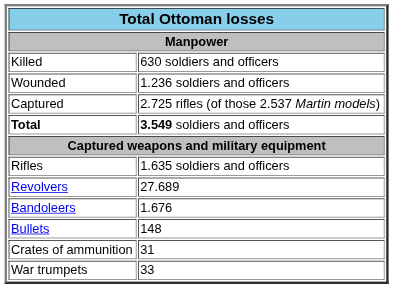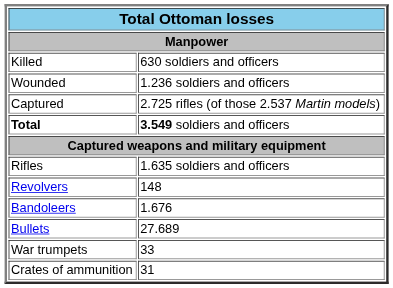(160, 187) 27.689 -> (151, 187) 148
(151, 228) 148 -> (160, 228) 27.689
rows swapped: (49, 270) <-> (72, 249)
